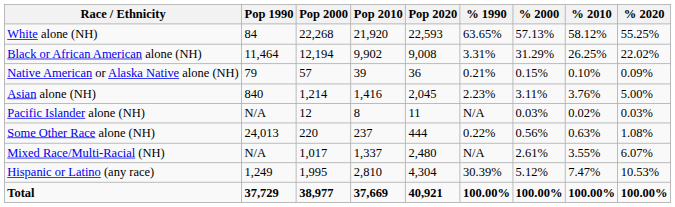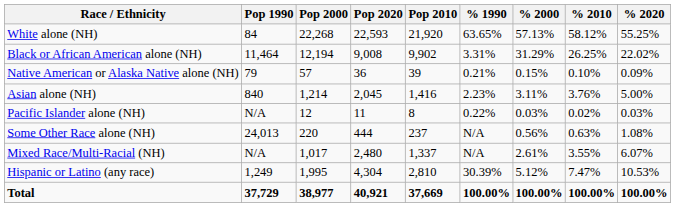columns swapped: (378, 14) <-> (433, 14)
(474, 113) N/A -> (479, 113) 0.22%
(479, 133) 0.22% -> (474, 133) N/A
